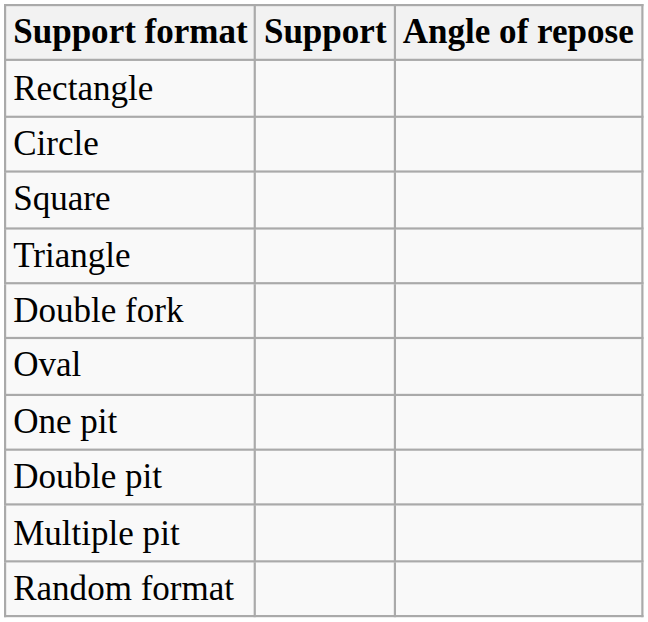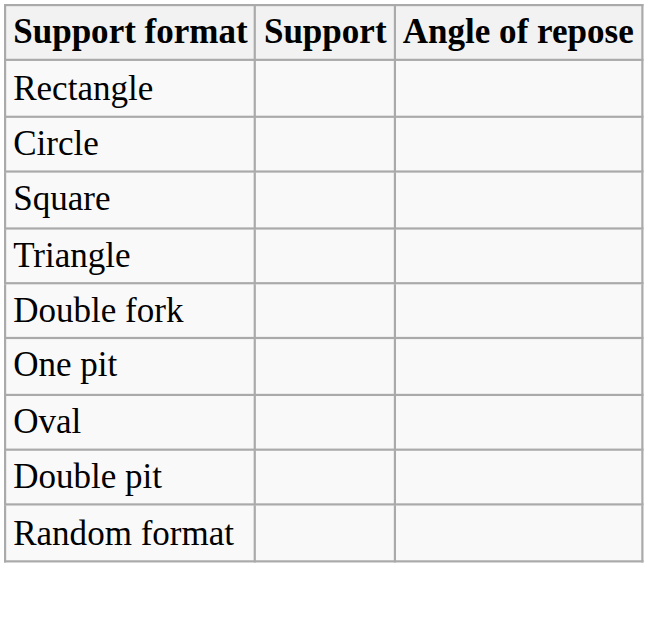rows swapped: (47, 365) <-> (65, 421)
- row: (96, 532)
